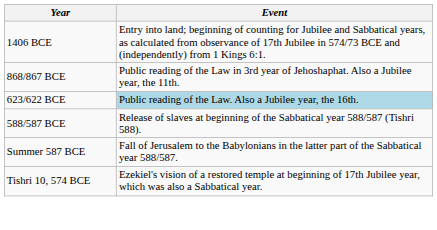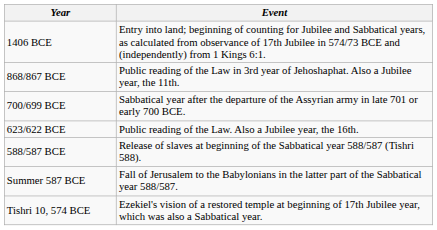+ row: (36, 106)
(239, 100) lightblue background -> (239, 129) no background
